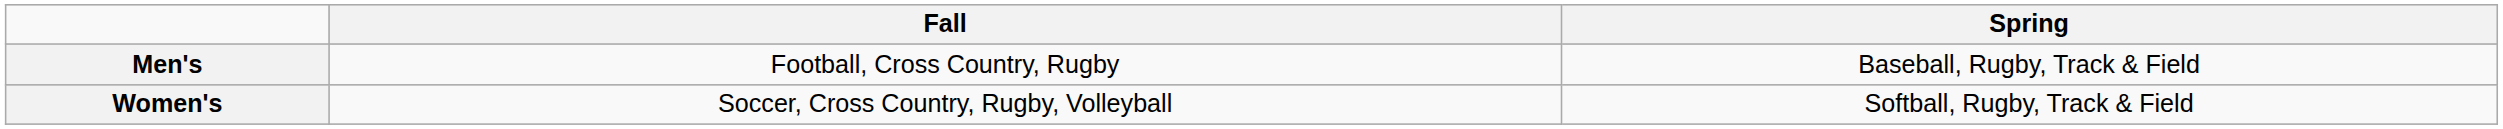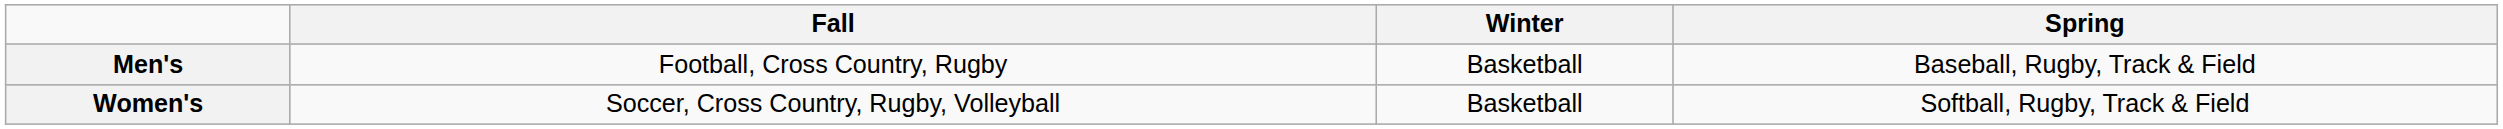+ column: (1525, 24)
